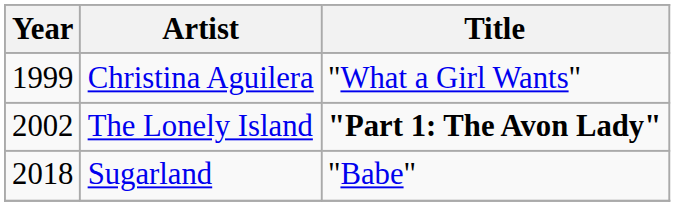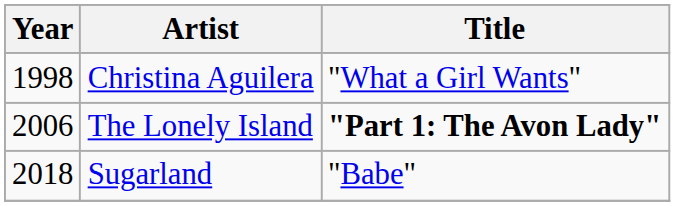(43, 77) 1999 -> (43, 77) 1998
(43, 126) 2002 -> (43, 126) 2006
